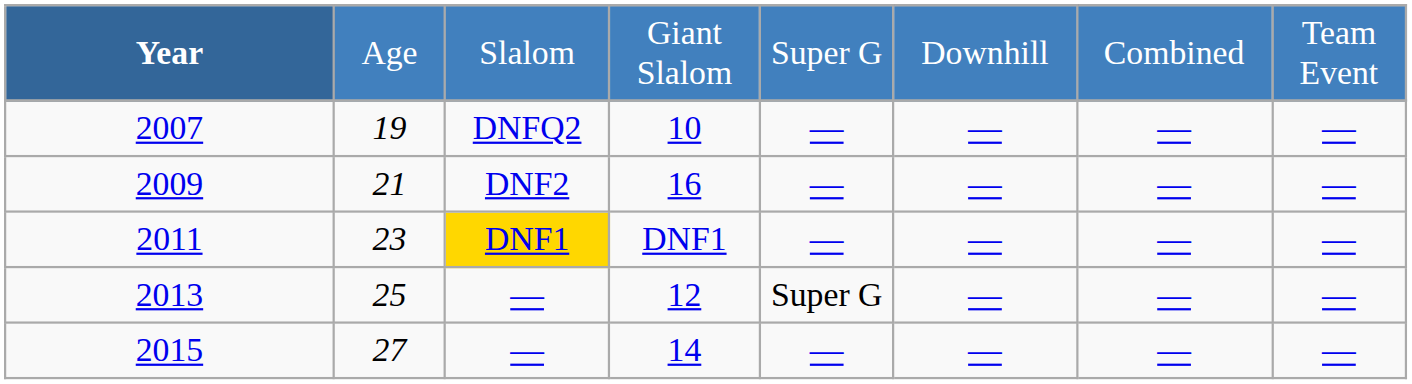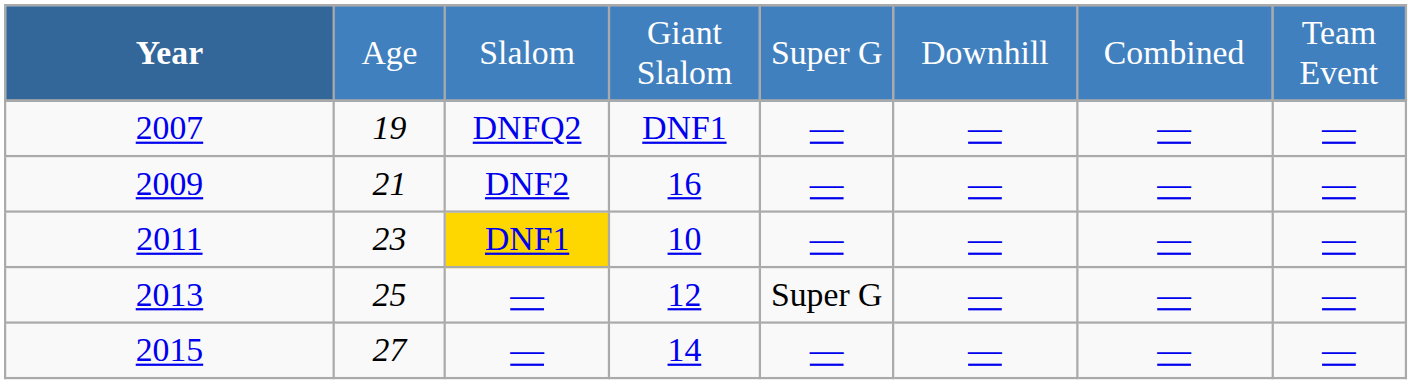(684, 128) 10 -> (684, 128) DNF1
(684, 239) DNF1 -> (684, 239) 10
